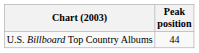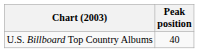(174, 39) 44 -> (174, 39) 40
